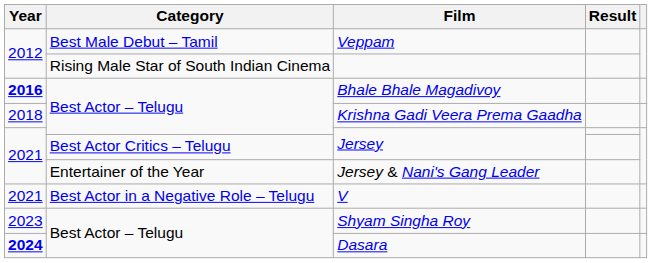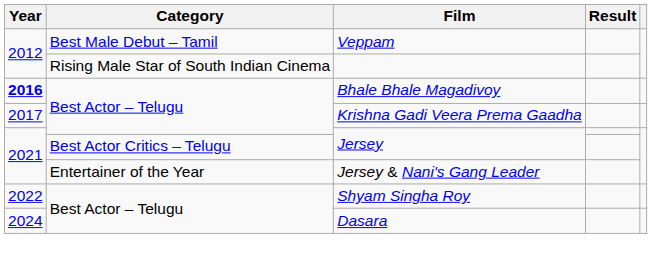(25, 115) 2018 -> (25, 115) 2017
- row: (182, 196)
(25, 220) 2023 -> (25, 196) 2022
(25, 245) bold -> (25, 220) normal
